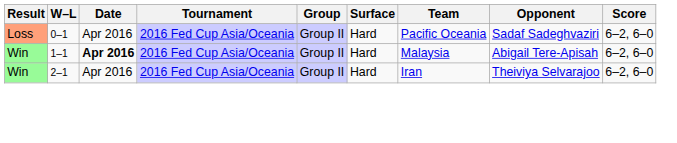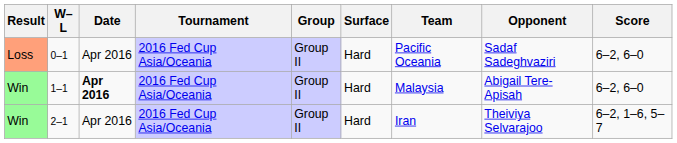(629, 72) 6–2, 6–0 -> (630, 121) 6–2, 1–6, 5–7
